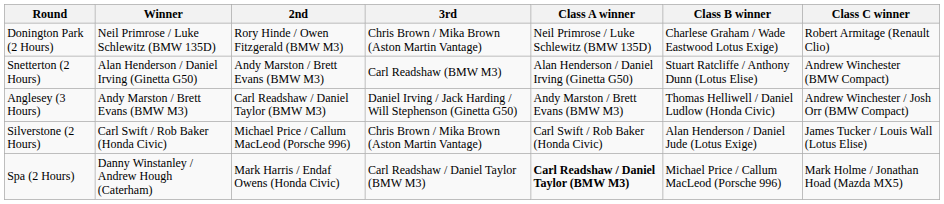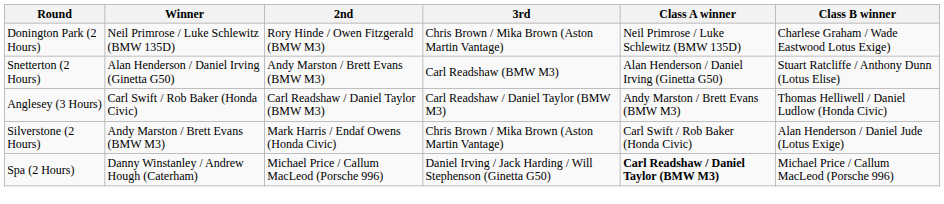- column: (871, 14)
(149, 104) Andy Marston / Brett Evans (BMW M3) -> (182, 104) Carl Swift / Rob Baker (Honda Civic)
(443, 104) Daniel Irving / Jack Harding / Will Stephenson (Ginetta G50) -> (518, 104) Carl Readshaw / Daniel Taylor (BMW M3)
(153, 137) Carl Swift / Rob Baker (Honda Civic) -> (175, 137) Andy Marston / Brett Evans (BMW M3)
(292, 137) Michael Price / Callum MacLeod (Porsche 996) -> (334, 137) Mark Harris / Endaf Owens (Honda Civic)
(287, 176) Mark Harris / Endaf Owens (Honda Civic) -> (325, 169) Michael Price / Callum MacLeod (Porsche 996)
(442, 176) Carl Readshaw / Daniel Taylor (BMW M3) -> (509, 169) Daniel Irving / Jack Harding / Will Stephenson (Ginetta G50)
